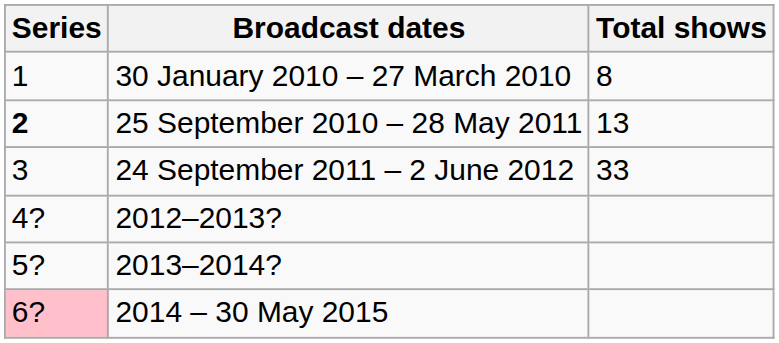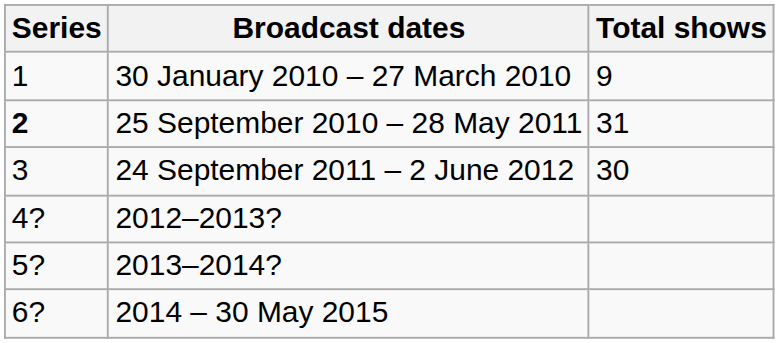(604, 75) 8 -> (604, 75) 9
(613, 123) 13 -> (613, 123) 31
(613, 170) 33 -> (613, 170) 30
(28, 312) pink background -> (28, 312) no background
